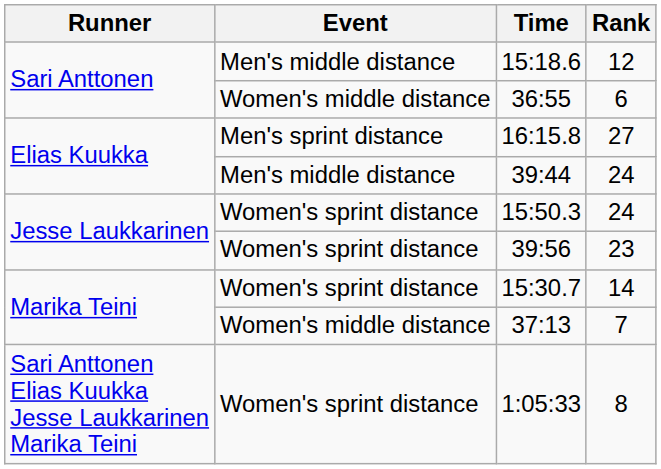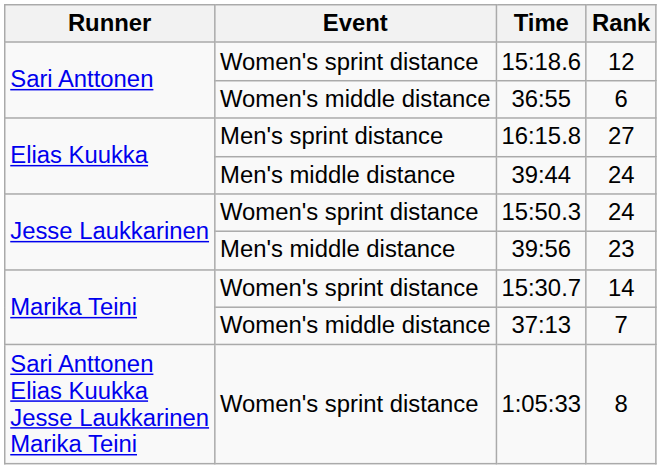(338, 61) Men's middle distance -> (349, 61) Women's sprint distance
(349, 250) Women's sprint distance -> (338, 250) Men's middle distance
